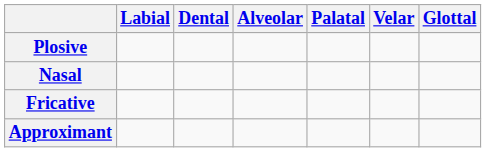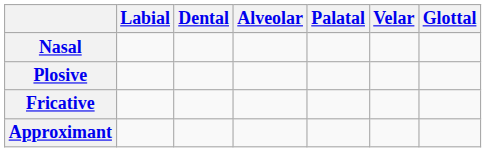rows swapped: (60, 75) <-> (60, 47)
